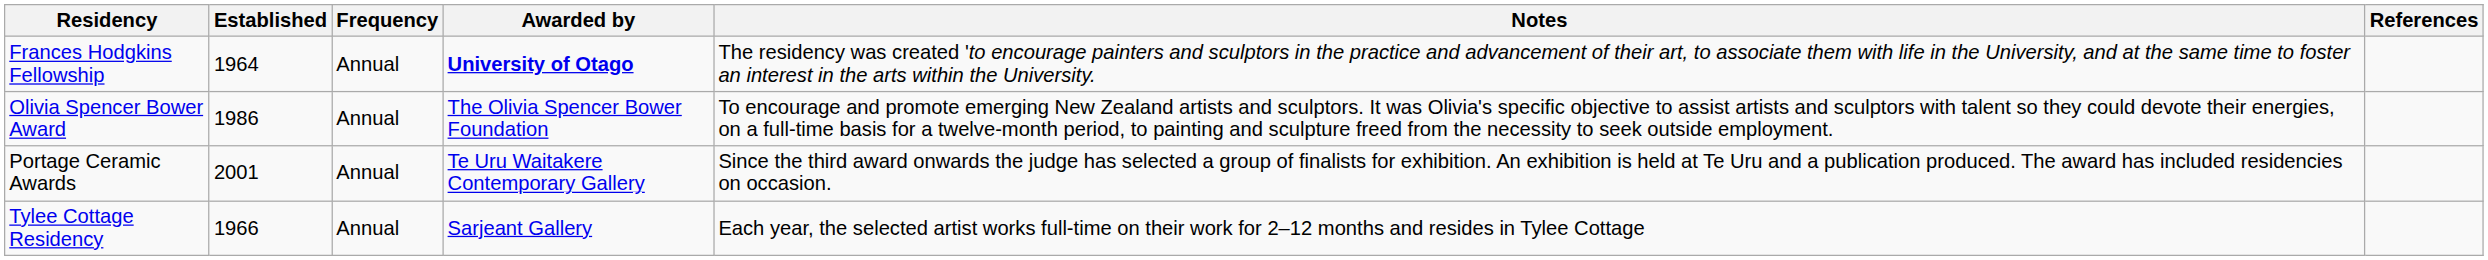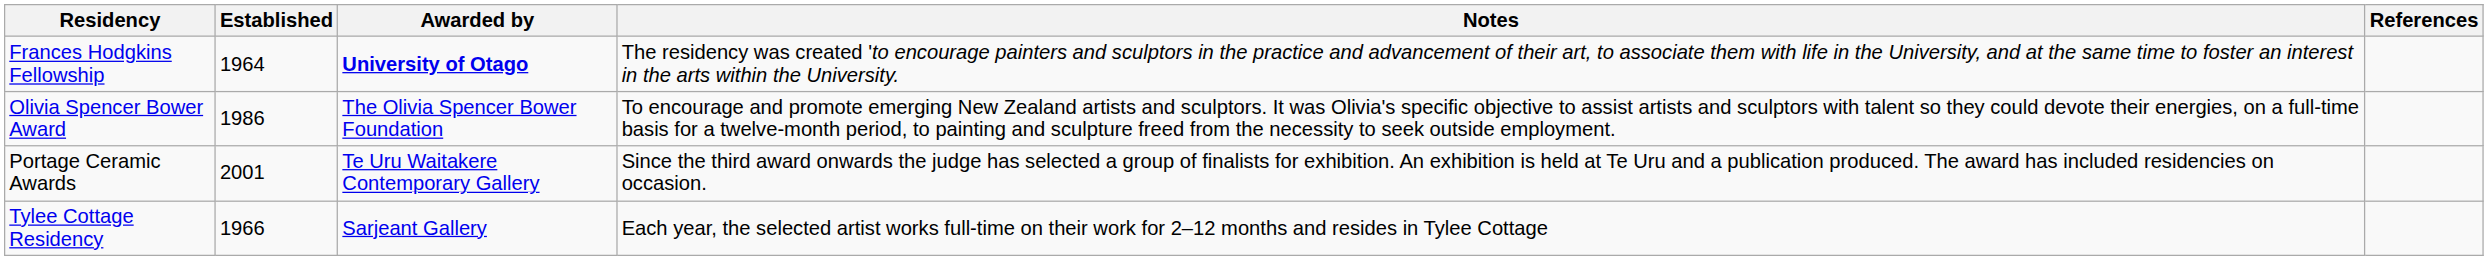- column: (387, 20)
